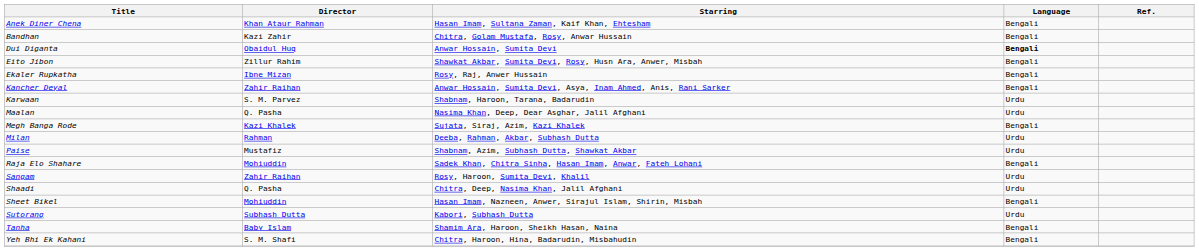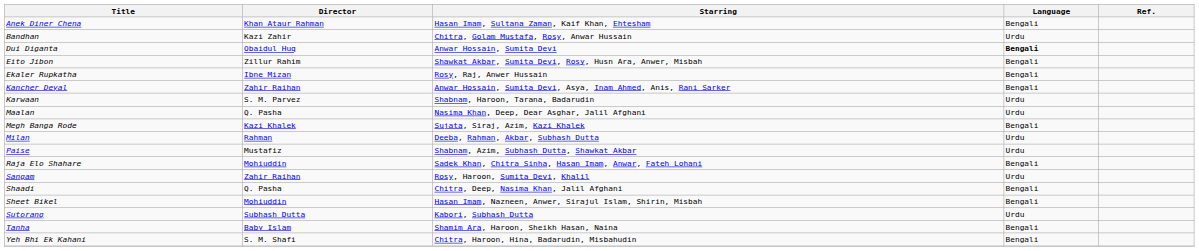(1022, 36) Bengali -> (1015, 36) Urdu
(1015, 189) Urdu -> (1022, 189) Bengali
